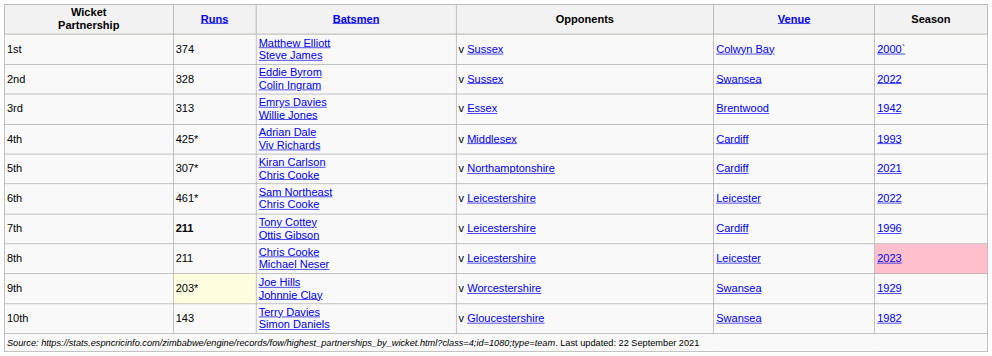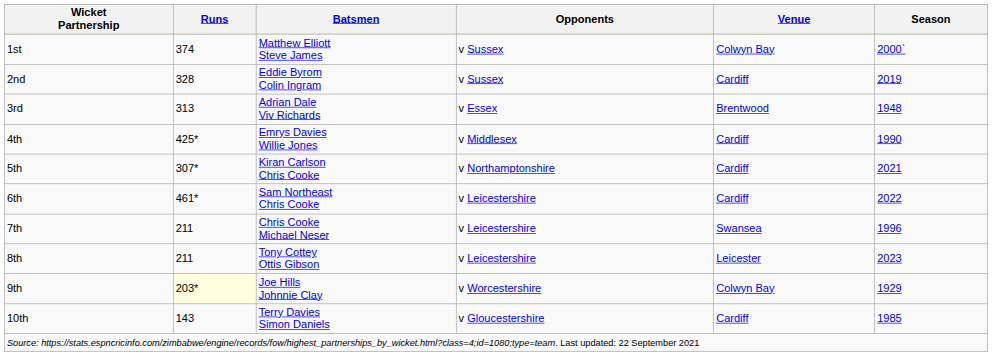(739, 79) Swansea -> (732, 79) Cardiff
(889, 79) 2022 -> (889, 79) 2019
(293, 109) Emrys Davies Willie Jones -> (290, 109) Adrian Dale Viv Richards
(889, 109) 1942 -> (889, 109) 1948
(290, 139) Adrian Dale Viv Richards -> (293, 139) Emrys Davies Willie Jones
(889, 139) 1993 -> (889, 139) 1990
(739, 199) Leicester -> (732, 199) Cardiff
(185, 228) bold -> (184, 228) normal
(289, 228) Tony Cottey Ottis Gibson -> (294, 228) Chris Cooke Michael Neser
(732, 228) Cardiff -> (739, 228) Swansea
(294, 258) Chris Cooke Michael Neser -> (289, 258) Tony Cottey Ottis Gibson
(889, 258) pink background -> (889, 258) no background
(739, 288) Swansea -> (745, 288) Colwyn Bay
(739, 318) Swansea -> (732, 318) Cardiff
(889, 318) 1982 -> (889, 318) 1985
